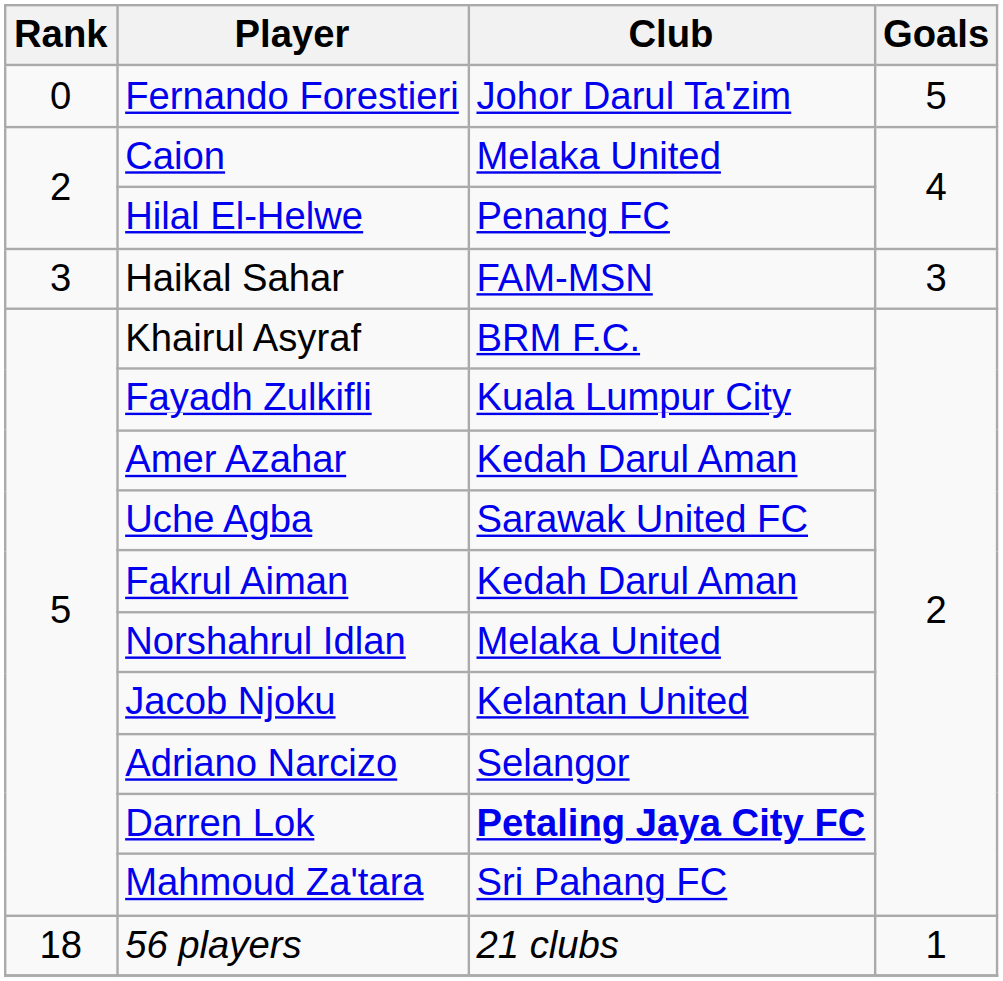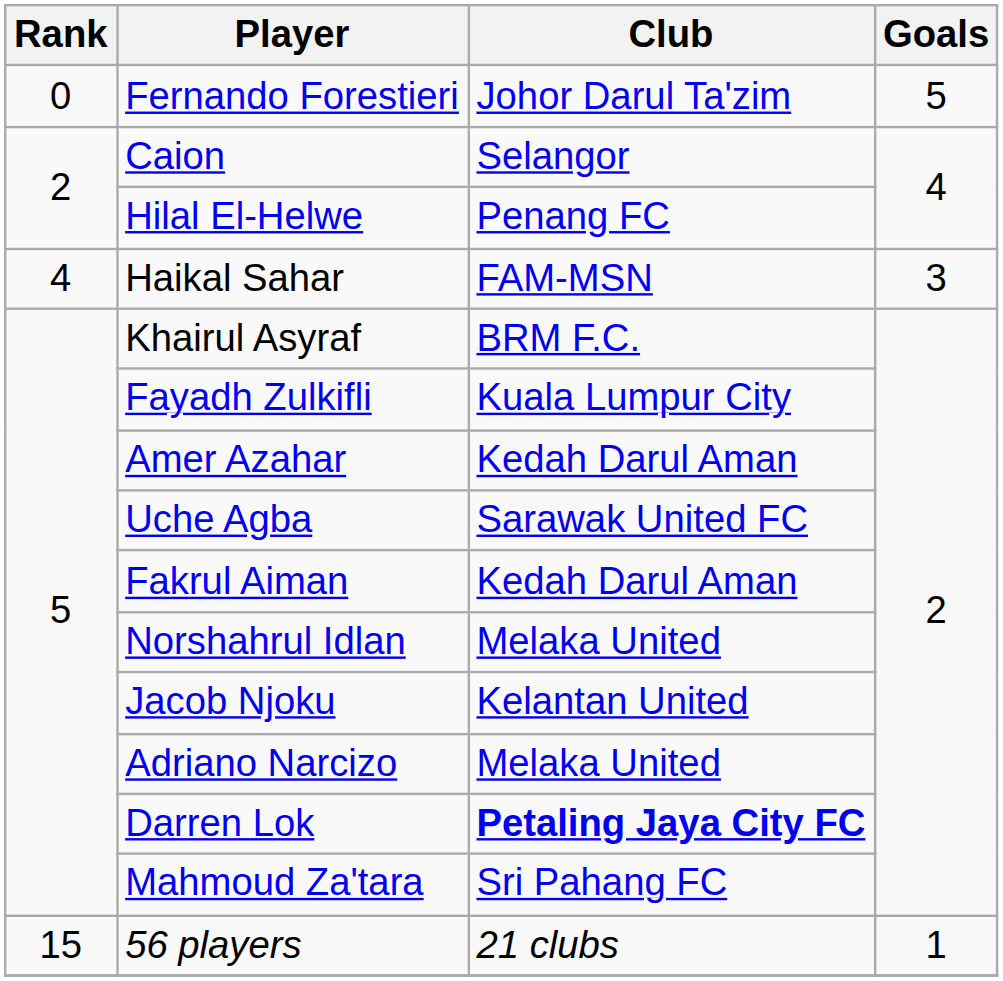(599, 156) Melaka United -> (553, 156) Selangor
(61, 277) 3 -> (61, 277) 4
(553, 762) Selangor -> (599, 762) Melaka United
(61, 944) 18 -> (61, 944) 15
